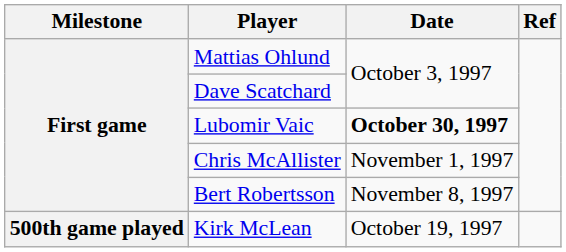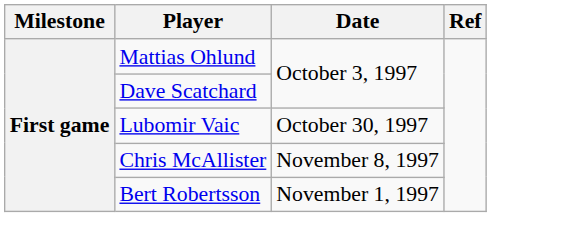(429, 125) bold -> (352, 125) normal
(432, 159) November 1, 1997 -> (358, 159) November 8, 1997
(432, 194) November 8, 1997 -> (358, 194) November 1, 1997
- row: (253, 228)
